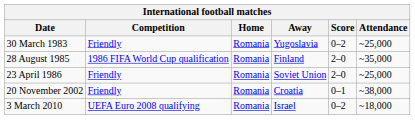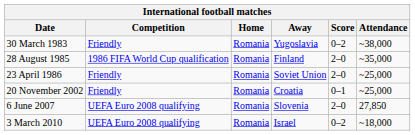(375, 43) ~25,000 -> (375, 43) ~38,000
(375, 91) ~38,000 -> (375, 91) ~25,000
+ row: (31, 106)
